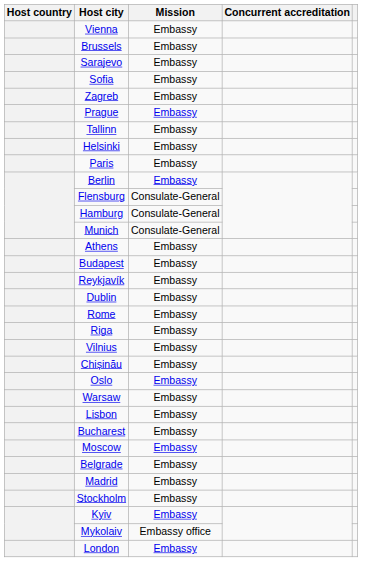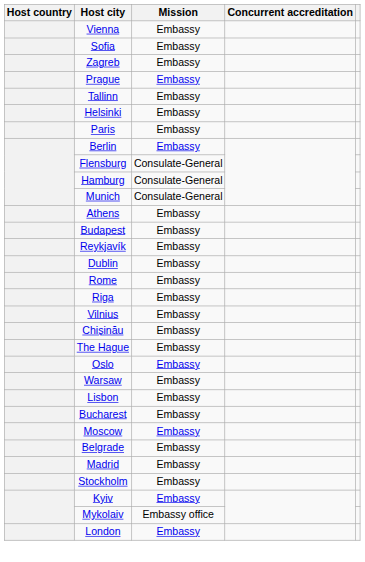- row: (101, 46)
- row: (101, 63)
+ row: (103, 347)
